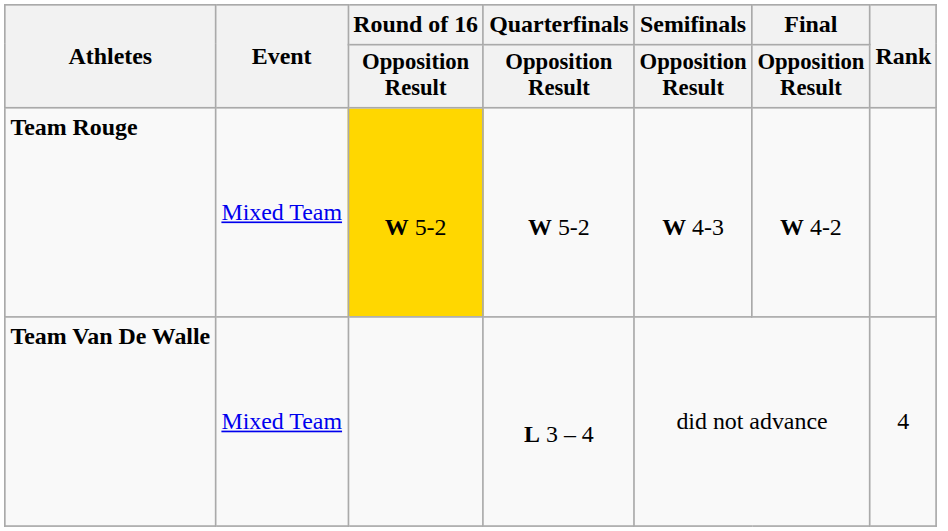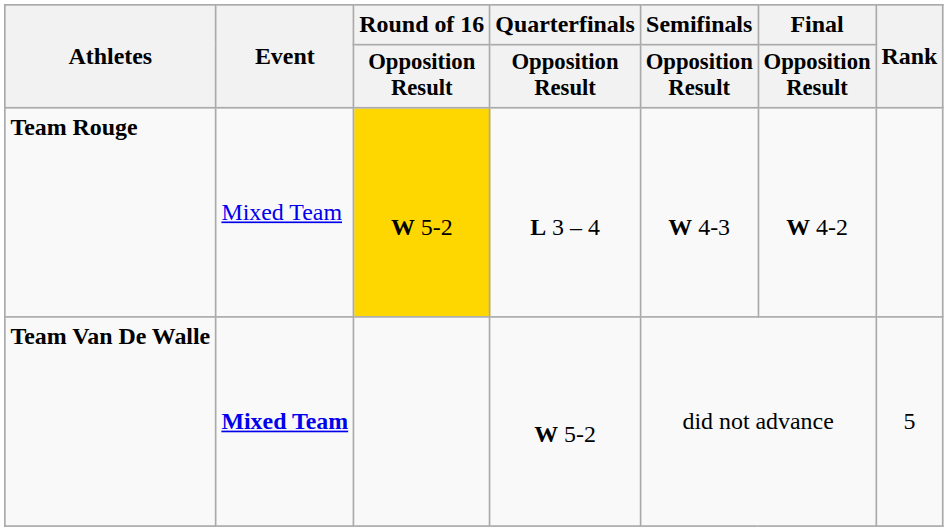(559, 226) W 5-2 -> (565, 226) L 3 – 4
(282, 421) normal -> (285, 421) bold
(559, 435) L 3 – 4 -> (565, 435) W 5-2
(903, 421) 4 -> (909, 421) 5
